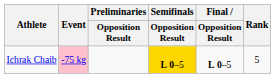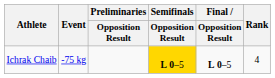(74, 60) pink background -> (74, 60) no background
(257, 60) 5 -> (257, 60) 4
